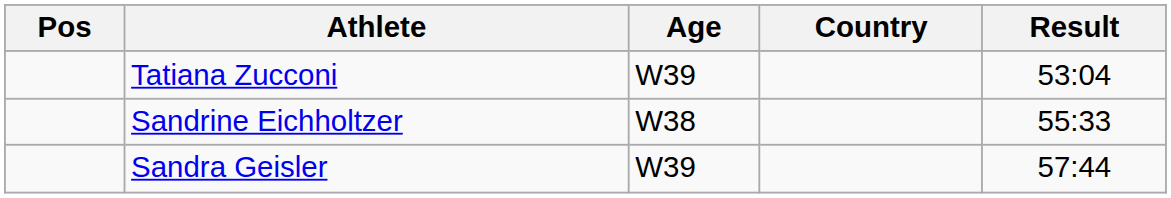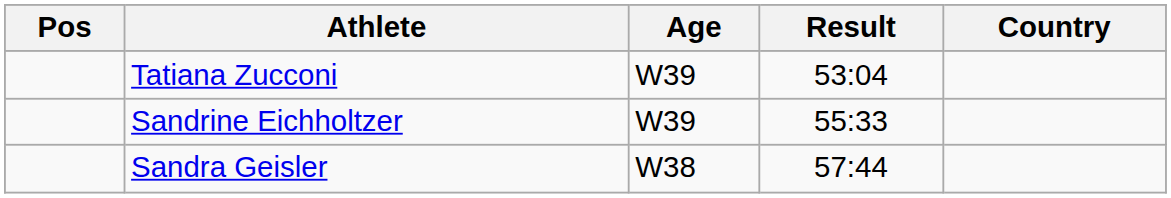columns swapped: (871, 27) <-> (1074, 27)
(666, 121) W38 -> (666, 121) W39
(666, 167) W39 -> (666, 167) W38
